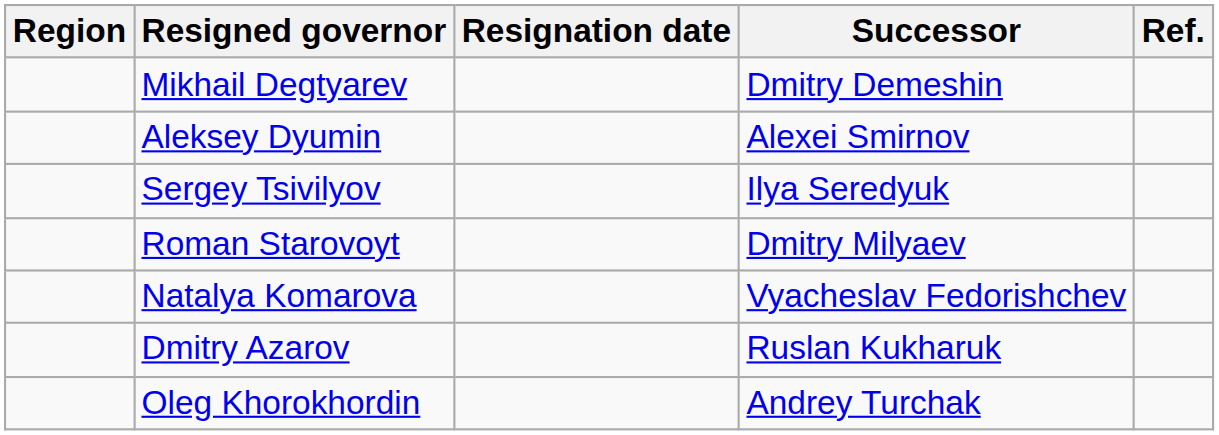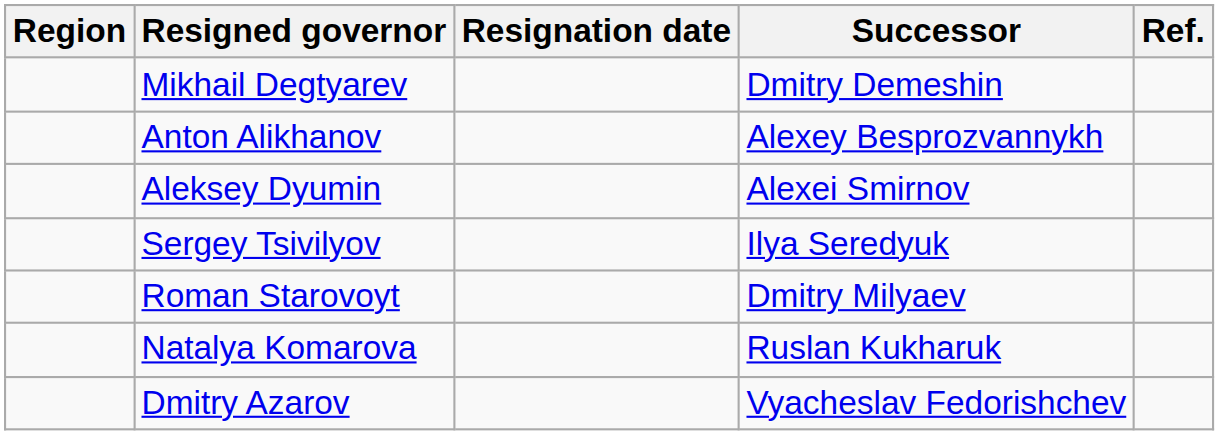+ row: (261, 137)
(936, 296) Vyacheslav Fedorishchev -> (874, 349) Ruslan Kukharuk
(874, 349) Ruslan Kukharuk -> (936, 402) Vyacheslav Fedorishchev
- row: (281, 402)
